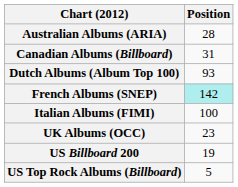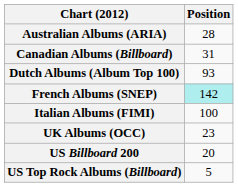(209, 152) 19 -> (209, 152) 20
